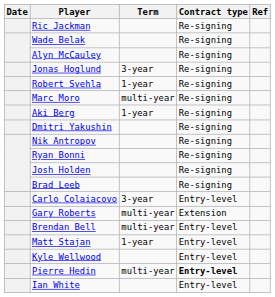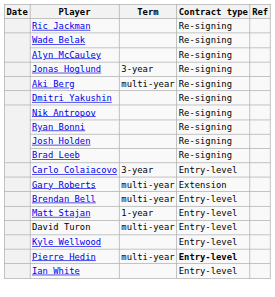- row: (67, 84)
- row: (56, 98)
(137, 112) 1-year -> (148, 84) multi-year
+ row: (61, 228)
